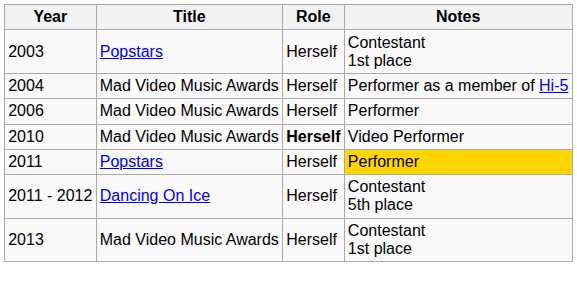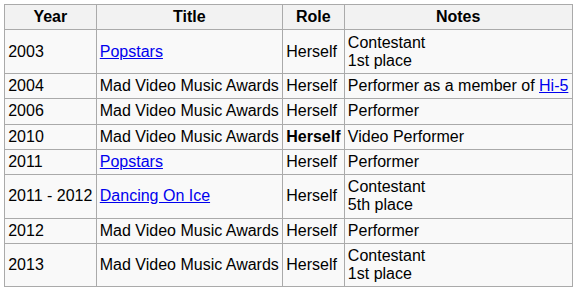(383, 162) gold background -> (383, 162) no background
+ row: (26, 230)
